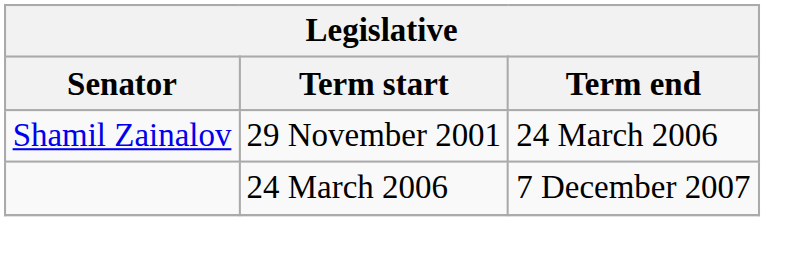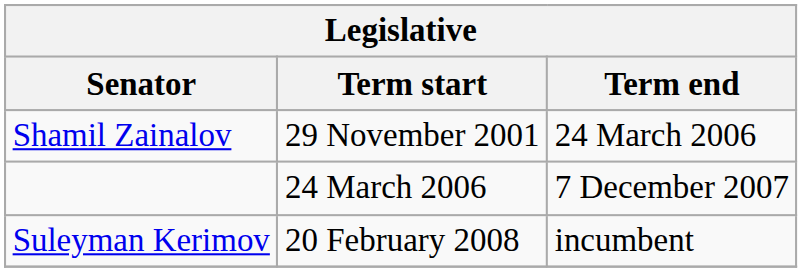+ row: (141, 239)
